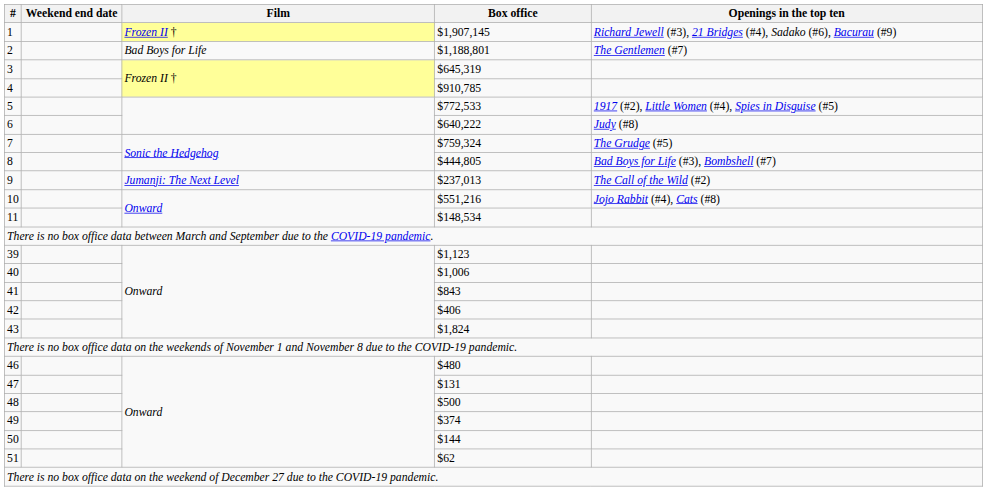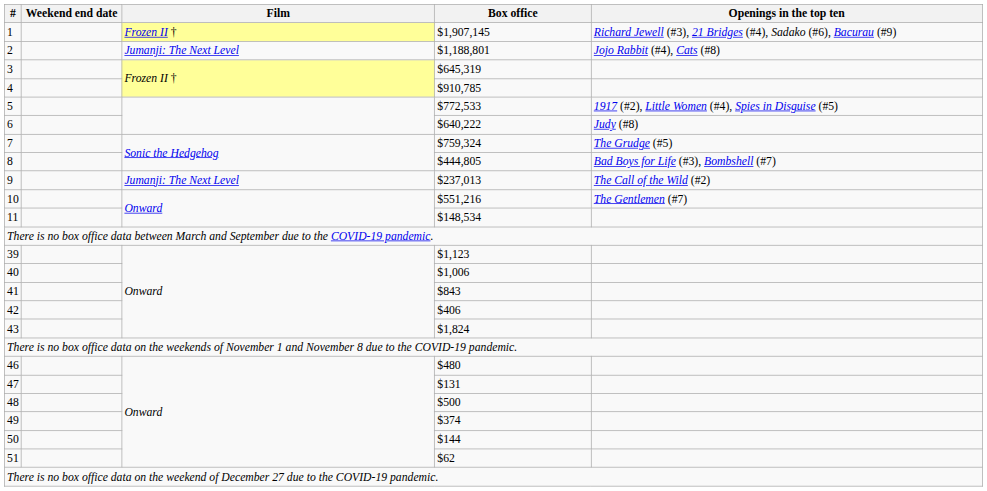(165, 50) Bad Boys for Life -> (182, 50) Jumanji: The Next Level
(641, 50) The Gentlemen (#7) -> (657, 50) Jojo Rabbit (#4), Cats (#8)
(657, 198) Jojo Rabbit (#4), Cats (#8) -> (641, 198) The Gentlemen (#7)
